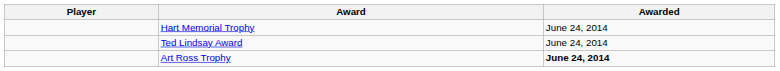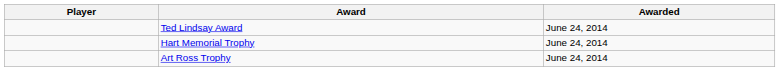rows swapped: (208, 27) <-> (202, 43)
(578, 58) bold -> (577, 58) normal
